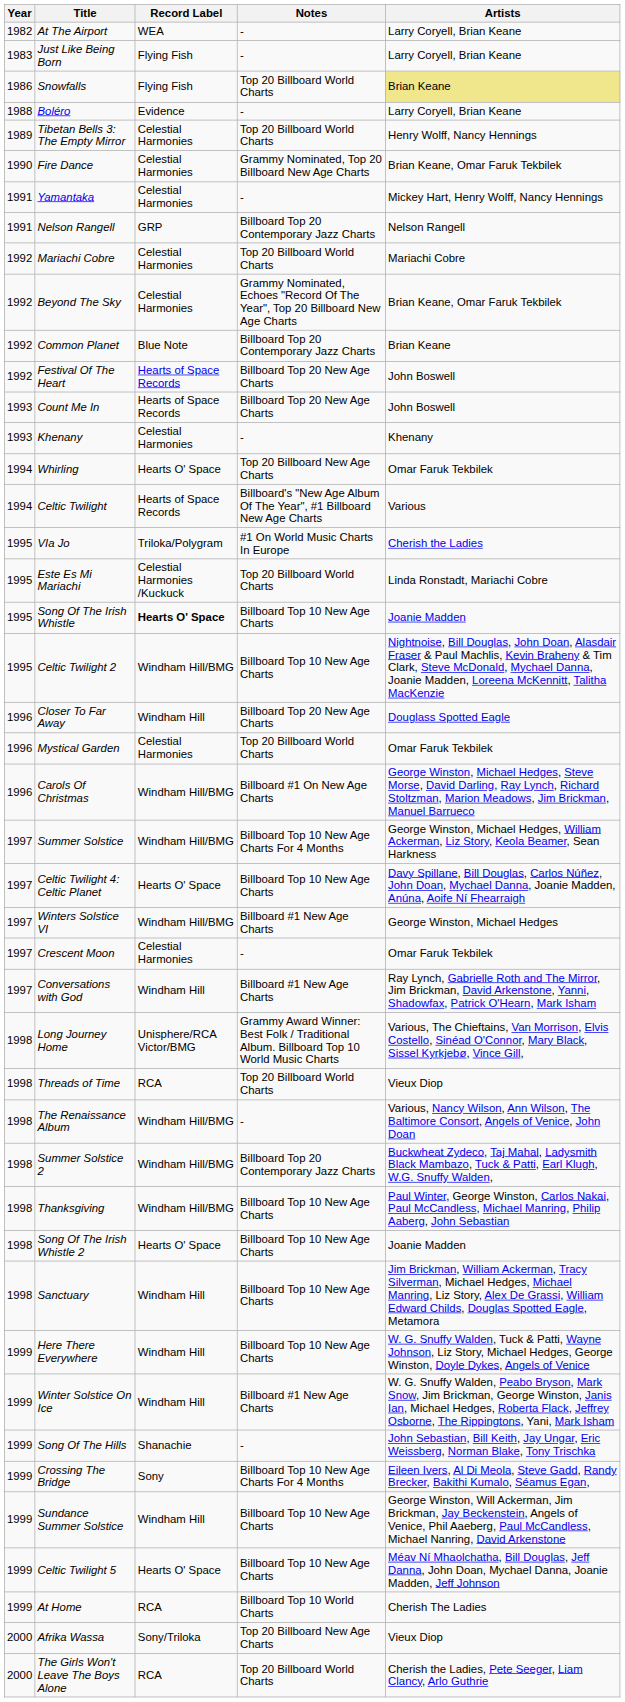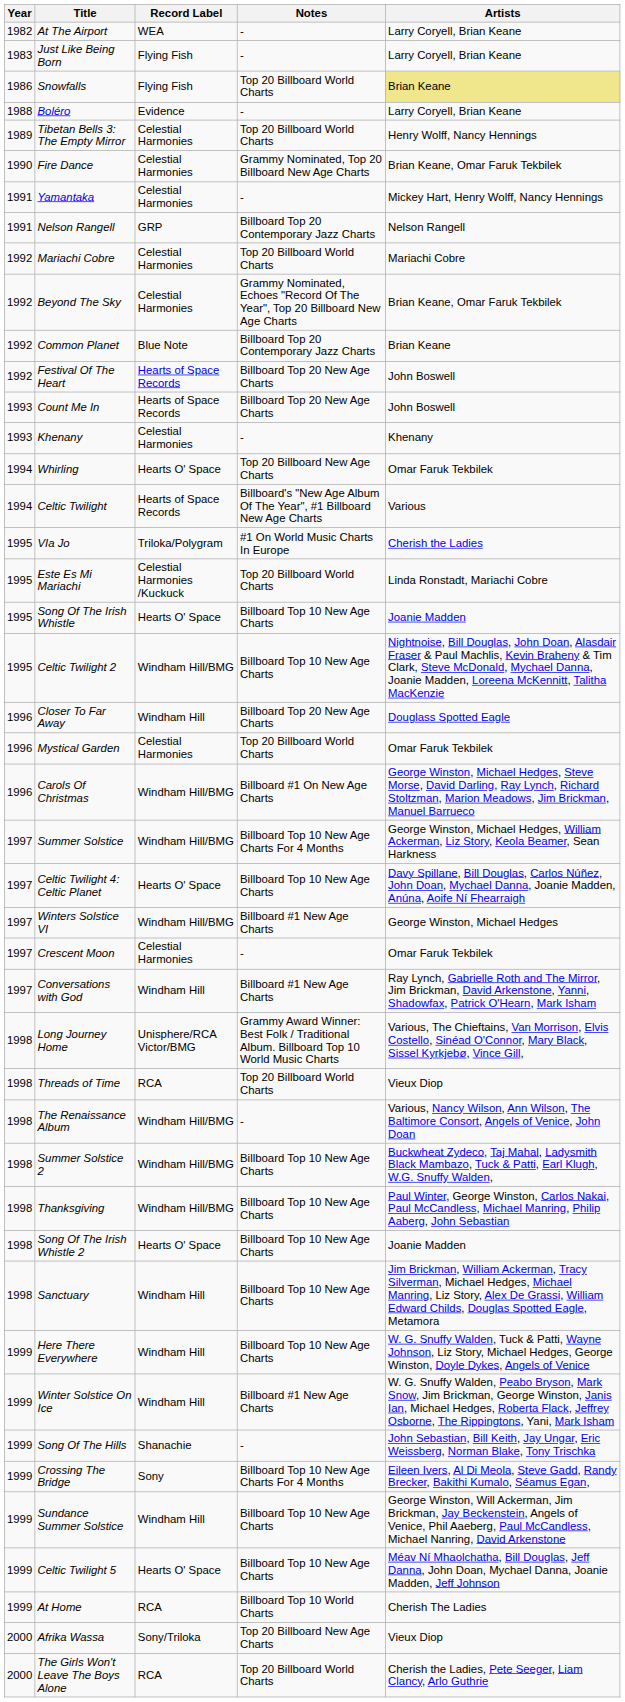(181, 617) bold -> (179, 617) normal
(308, 1165) Billboard Top 20 Contemporary Jazz Charts -> (305, 1165) Billboard Top 10 New Age Charts
